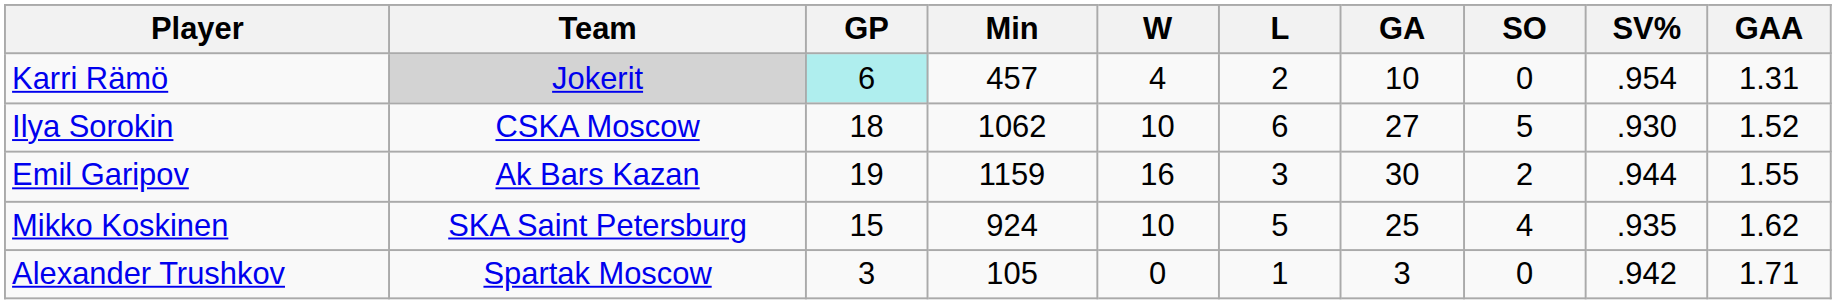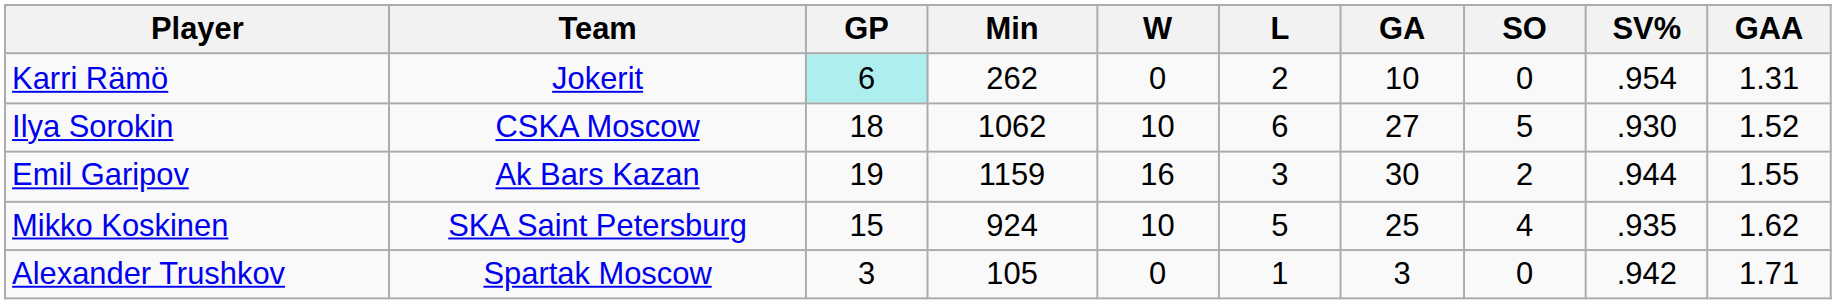(598, 77) lightgrey background -> (598, 77) no background
(1012, 77) 457 -> (1012, 77) 262
(1158, 77) 4 -> (1158, 77) 0
